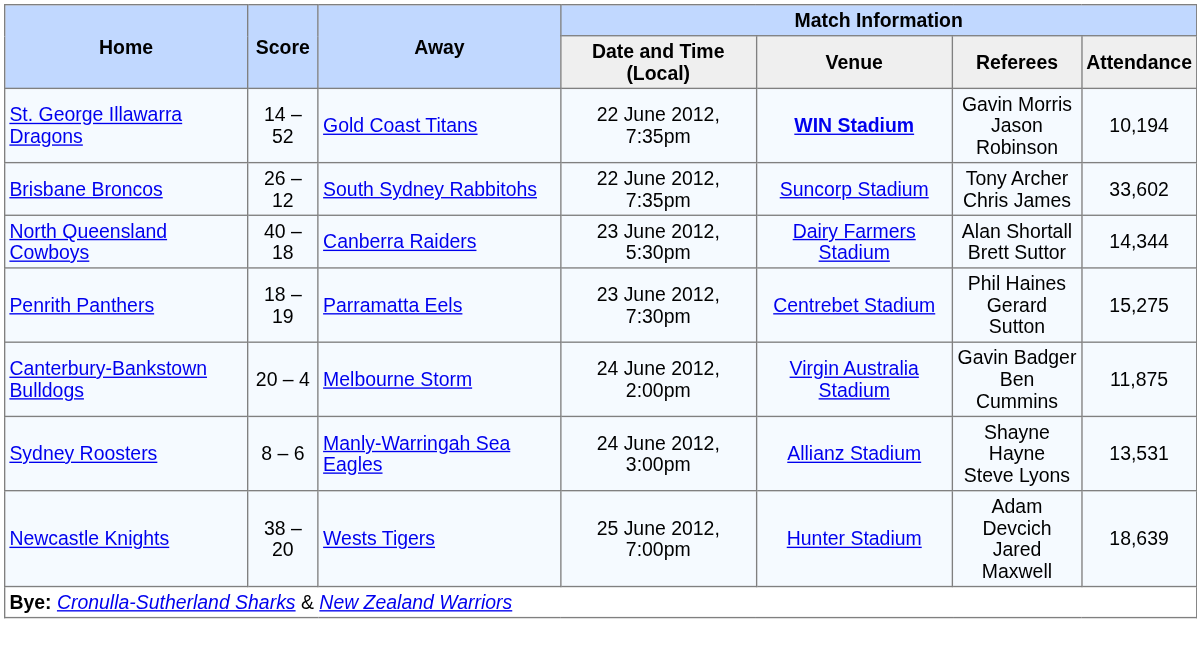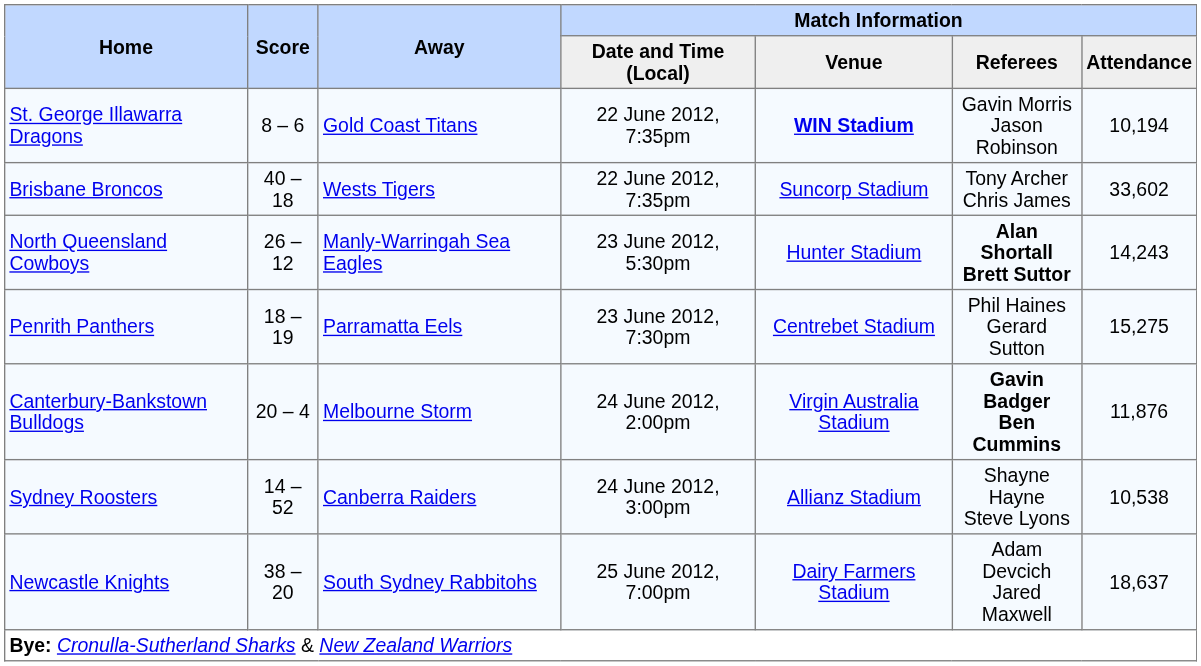(283, 126) 14 – 52 -> (283, 126) 8 – 6
(283, 189) 26 – 12 -> (283, 189) 40 – 18
(430, 189) South Sydney Rabbitohs -> (379, 189) Wests Tigers
(283, 242) 40 – 18 -> (283, 252) 26 – 12
(400, 242) Canberra Raiders -> (417, 252) Manly-Warringah Sea Eagles
(854, 242) Dairy Farmers Stadium -> (854, 252) Hunter Stadium
(1017, 242) normal -> (1017, 252) bold
(1139, 242) 14,344 -> (1139, 252) 14,243
(1017, 379) normal -> (1017, 412) bold
(1139, 379) 11,875 -> (1139, 412) 11,876
(283, 454) 8 – 6 -> (283, 497) 14 – 52
(417, 454) Manly-Warringah Sea Eagles -> (400, 497) Canberra Raiders
(1139, 454) 13,531 -> (1139, 497) 10,538
(379, 539) Wests Tigers -> (430, 582) South Sydney Rabbitohs
(854, 539) Hunter Stadium -> (854, 582) Dairy Farmers Stadium
(1139, 539) 18,639 -> (1139, 582) 18,637
